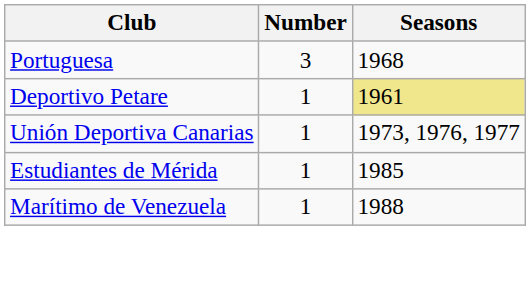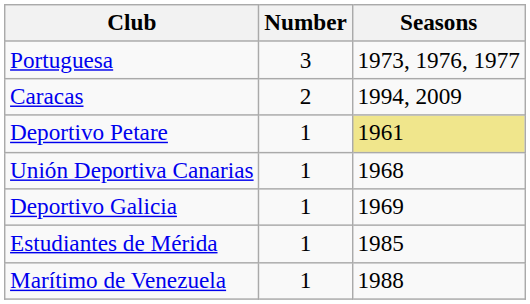(381, 59) 1968 -> (439, 59) 1973, 1976, 1977
+ row: (47, 96)
(439, 133) 1973, 1976, 1977 -> (381, 170) 1968
+ row: (94, 206)
